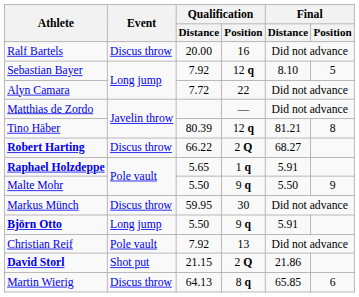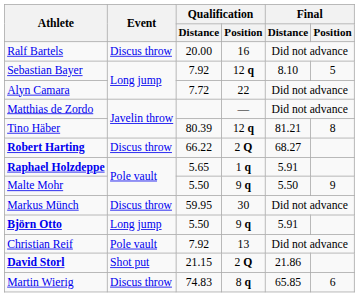(199, 282) 64.13 -> (199, 282) 74.83
